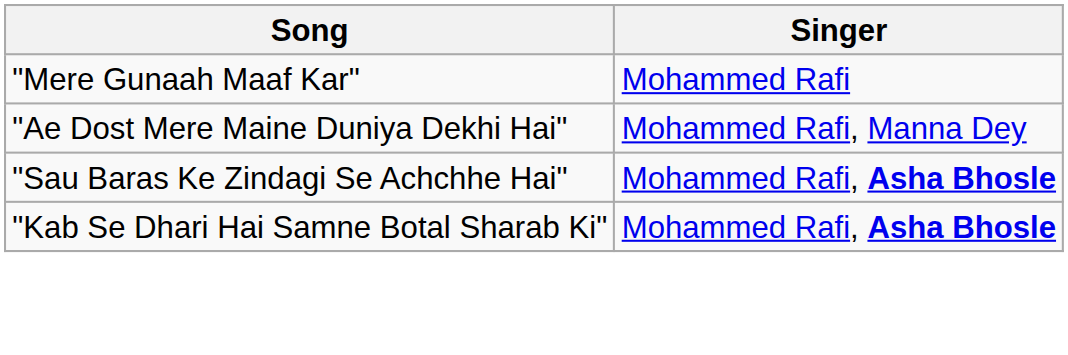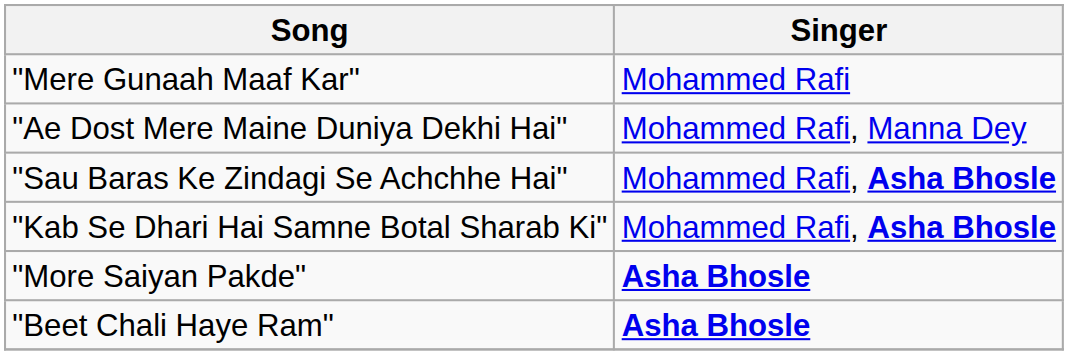+ row: (159, 277)
+ row: (173, 326)
